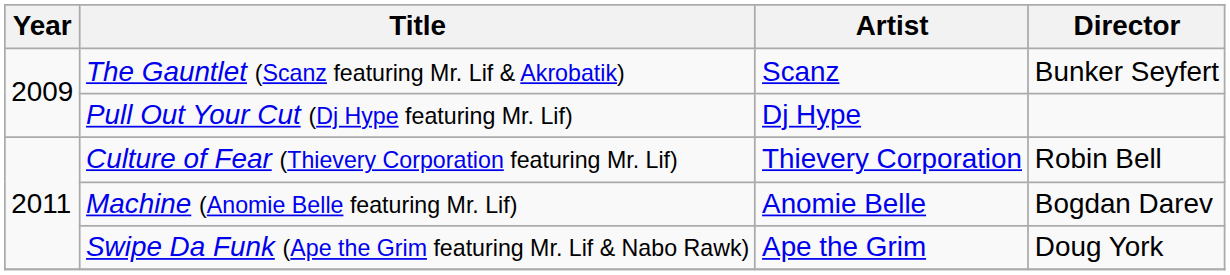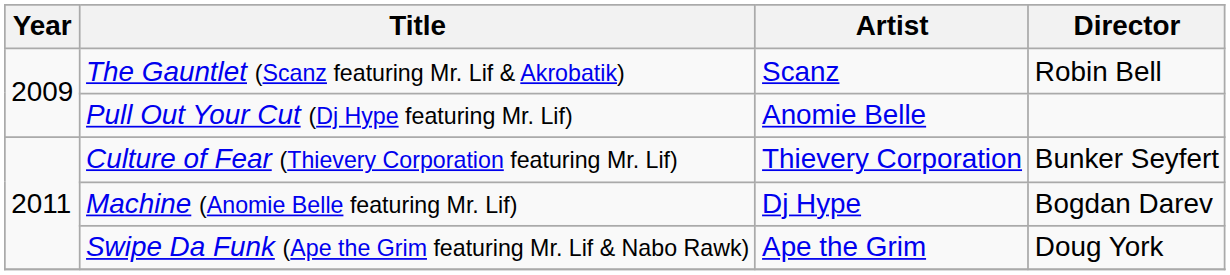(1127, 70) Bunker Seyfert -> (1098, 70) Robin Bell
(812, 114) Dj Hype -> (844, 114) Anomie Belle
(1098, 159) Robin Bell -> (1127, 159) Bunker Seyfert
(844, 203) Anomie Belle -> (812, 203) Dj Hype
